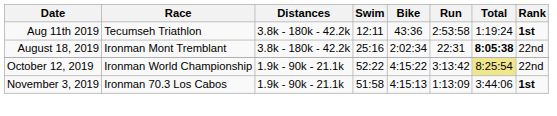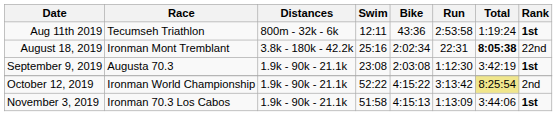(304, 31) 3.8k - 180k - 42.2k -> (299, 31) 800m - 32k - 6k
+ row: (55, 66)
(531, 66) 22nd -> (531, 84) 2nd
